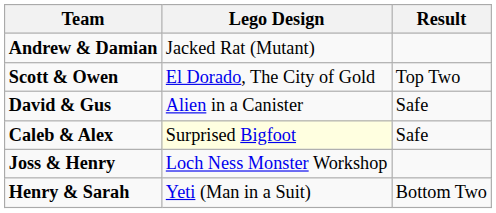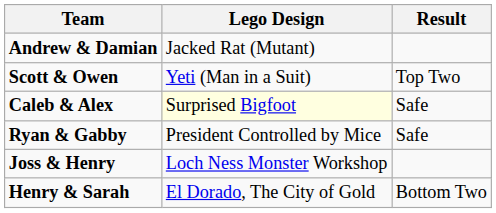(271, 76) El Dorado, The City of Gold -> (238, 76) Yeti (Man in a Suit)
- row: (60, 105)
+ row: (68, 134)
(238, 192) Yeti (Man in a Suit) -> (271, 192) El Dorado, The City of Gold
